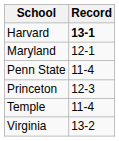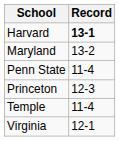(83, 51) 12-1 -> (83, 51) 13-2
(83, 126) 13-2 -> (83, 126) 12-1
